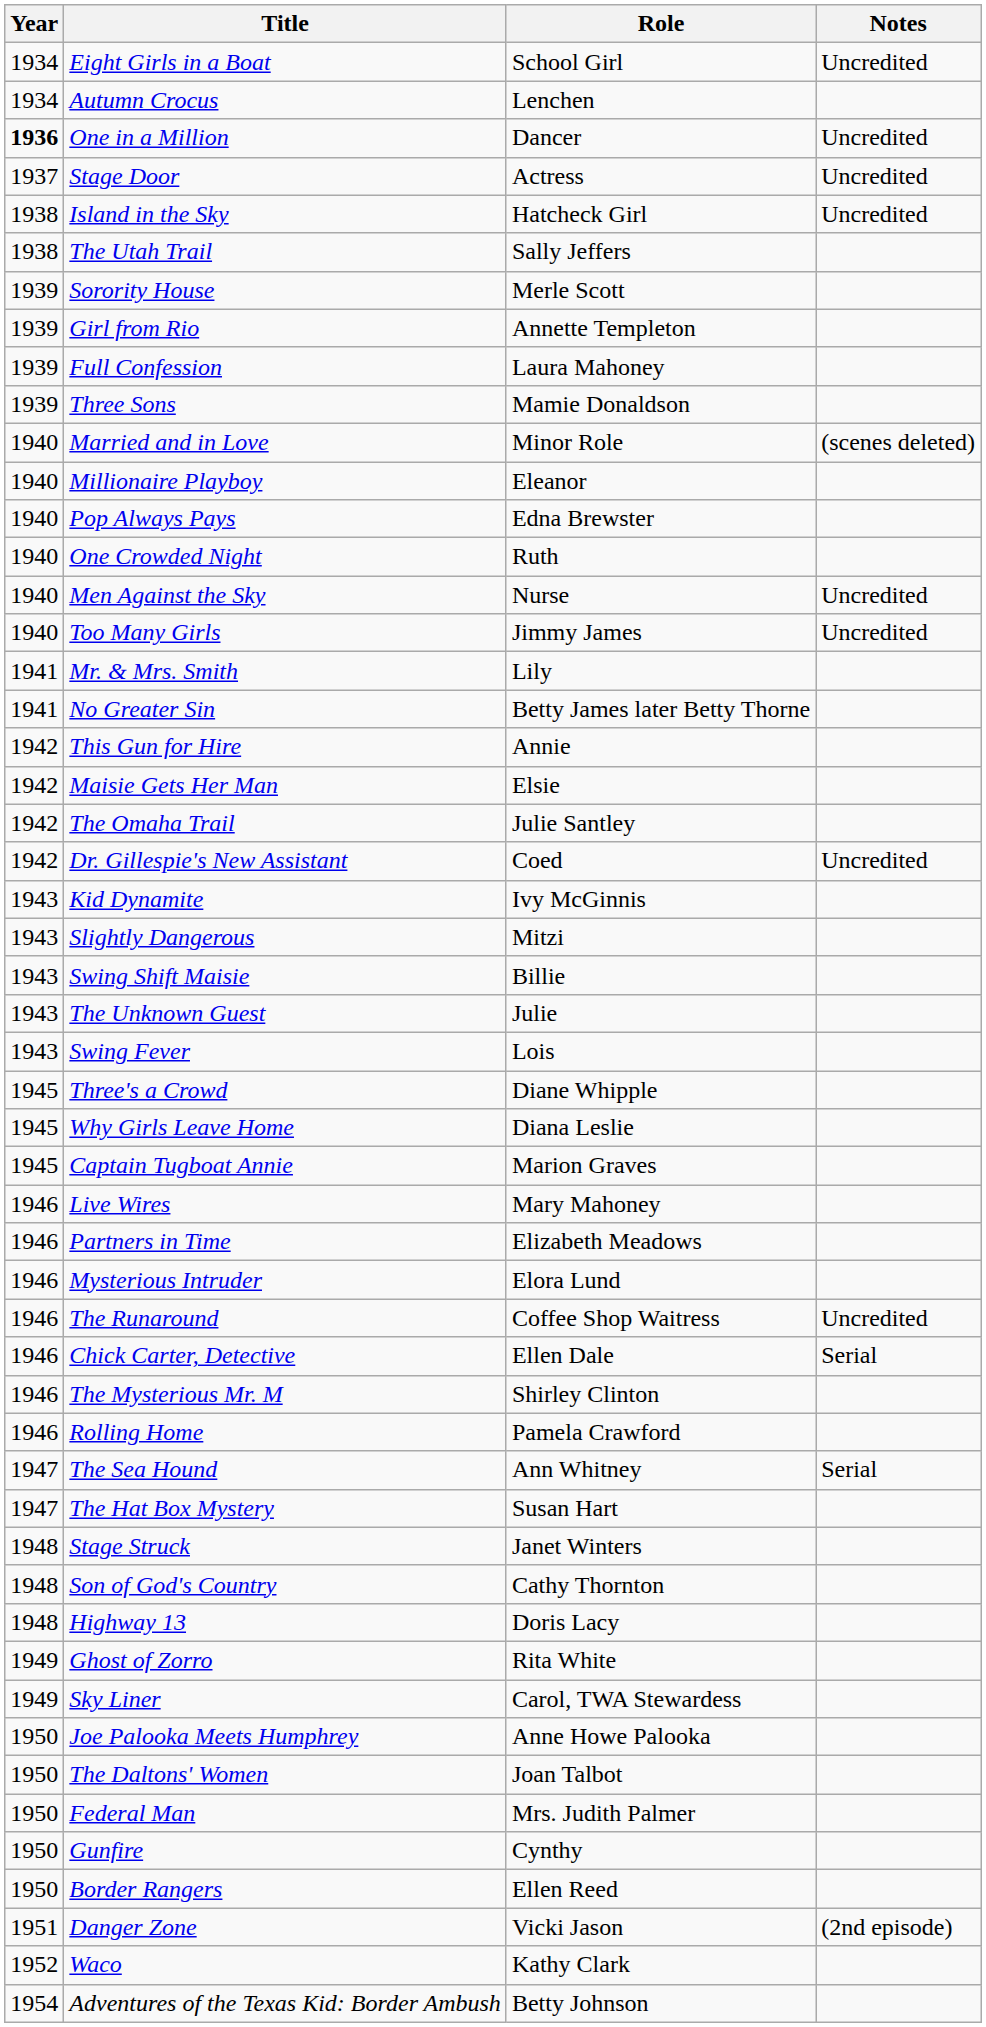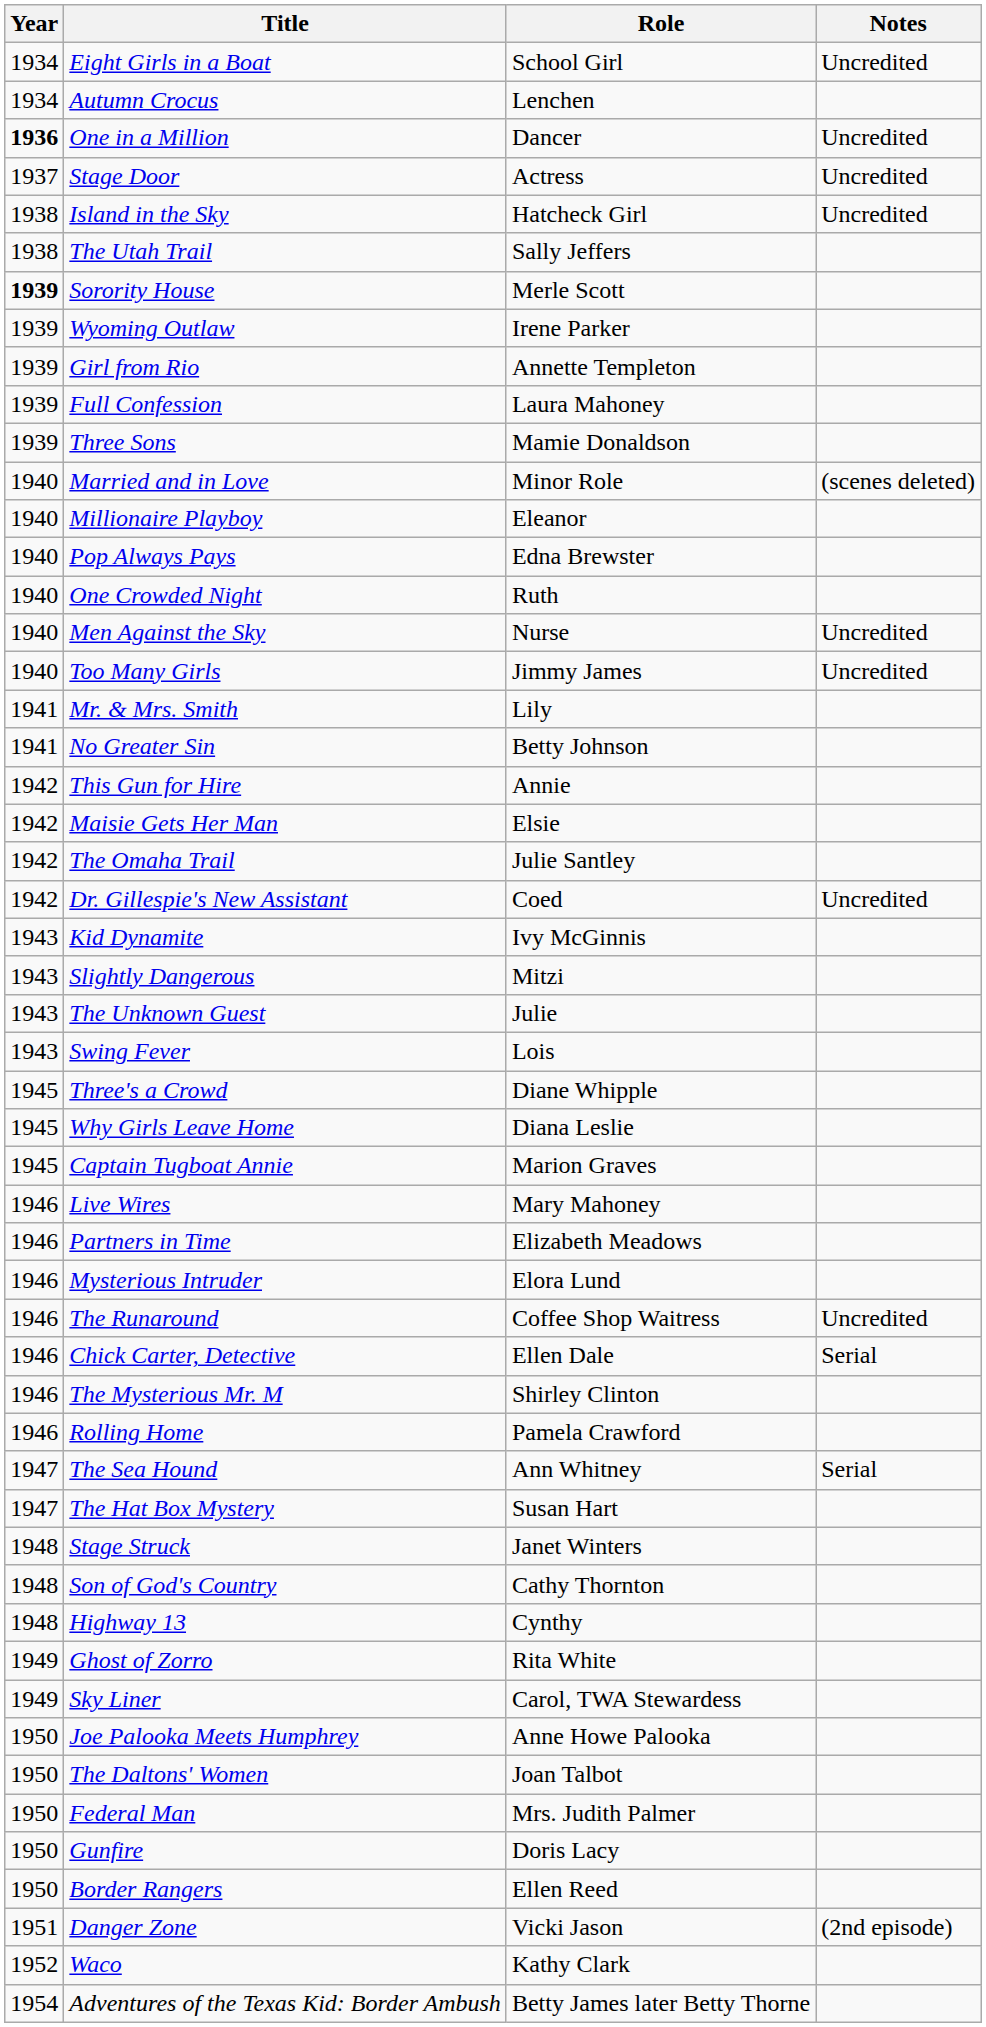(34, 289) normal -> (34, 289) bold
+ row: (152, 328)
(661, 708) Betty James later Betty Thorne -> (580, 746) Betty Johnson
- row: (159, 975)
(566, 1622) Doris Lacy -> (547, 1622) Cynthy
(547, 1850) Cynthy -> (566, 1850) Doris Lacy
(580, 2002) Betty Johnson -> (661, 2002) Betty James later Betty Thorne
